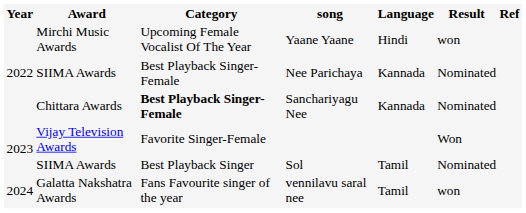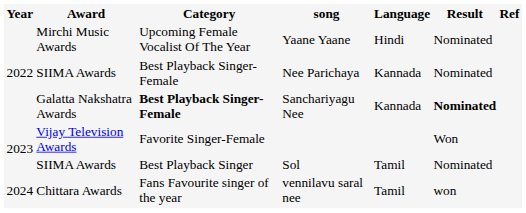(449, 39) won -> (463, 39) Nominated
(79, 106) Chittara Awards -> (84, 106) Galatta Nakshatra Awards
(467, 106) normal -> (465, 106) bold
(84, 190) Galatta Nakshatra Awards -> (79, 190) Chittara Awards
